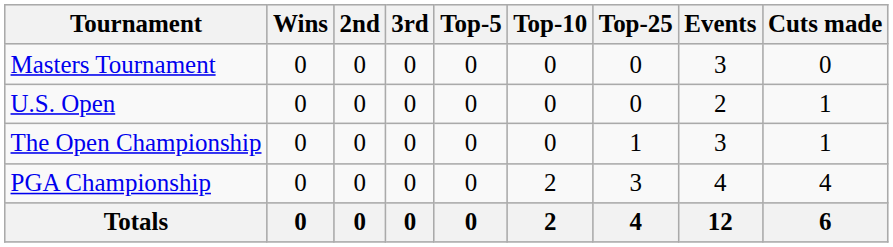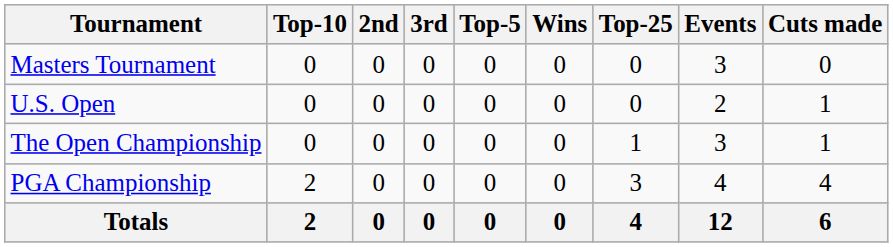columns swapped: (301, 24) <-> (550, 24)
